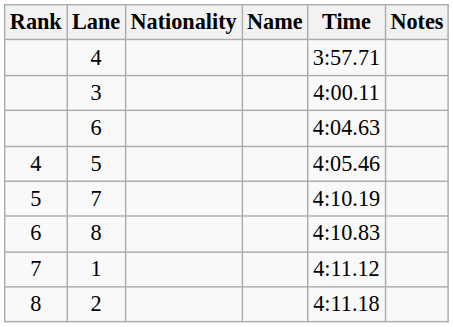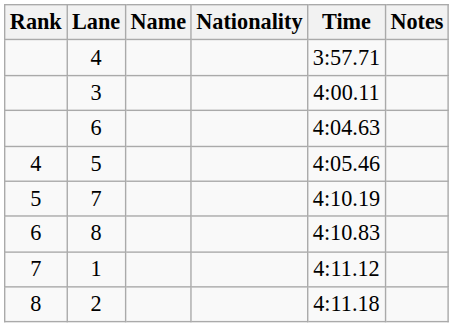columns swapped: (275, 22) <-> (184, 22)
